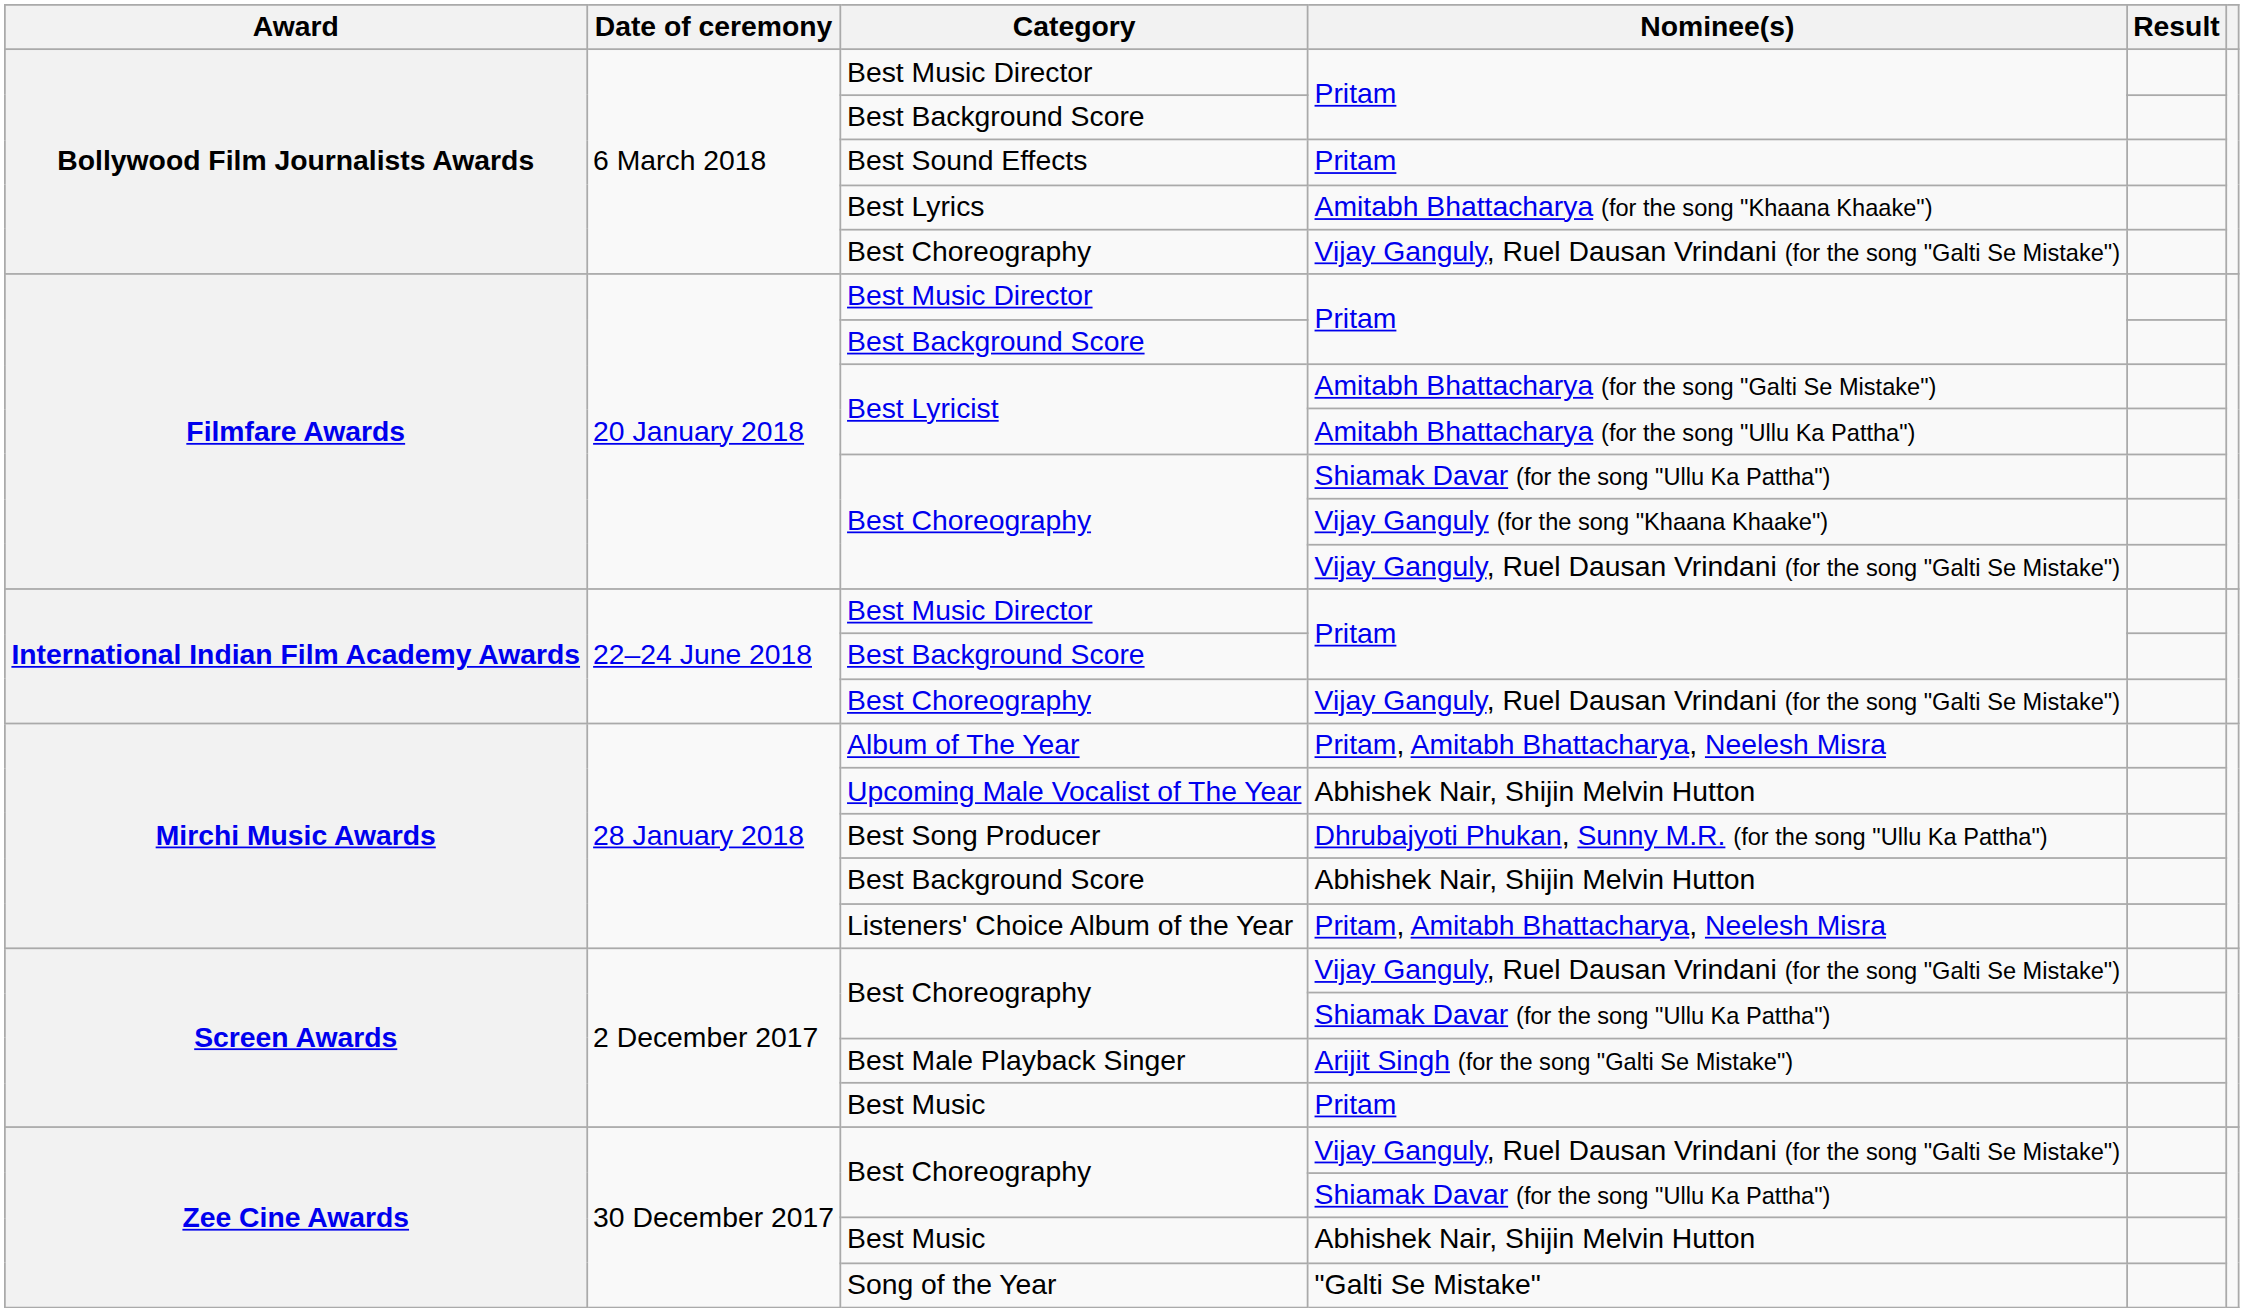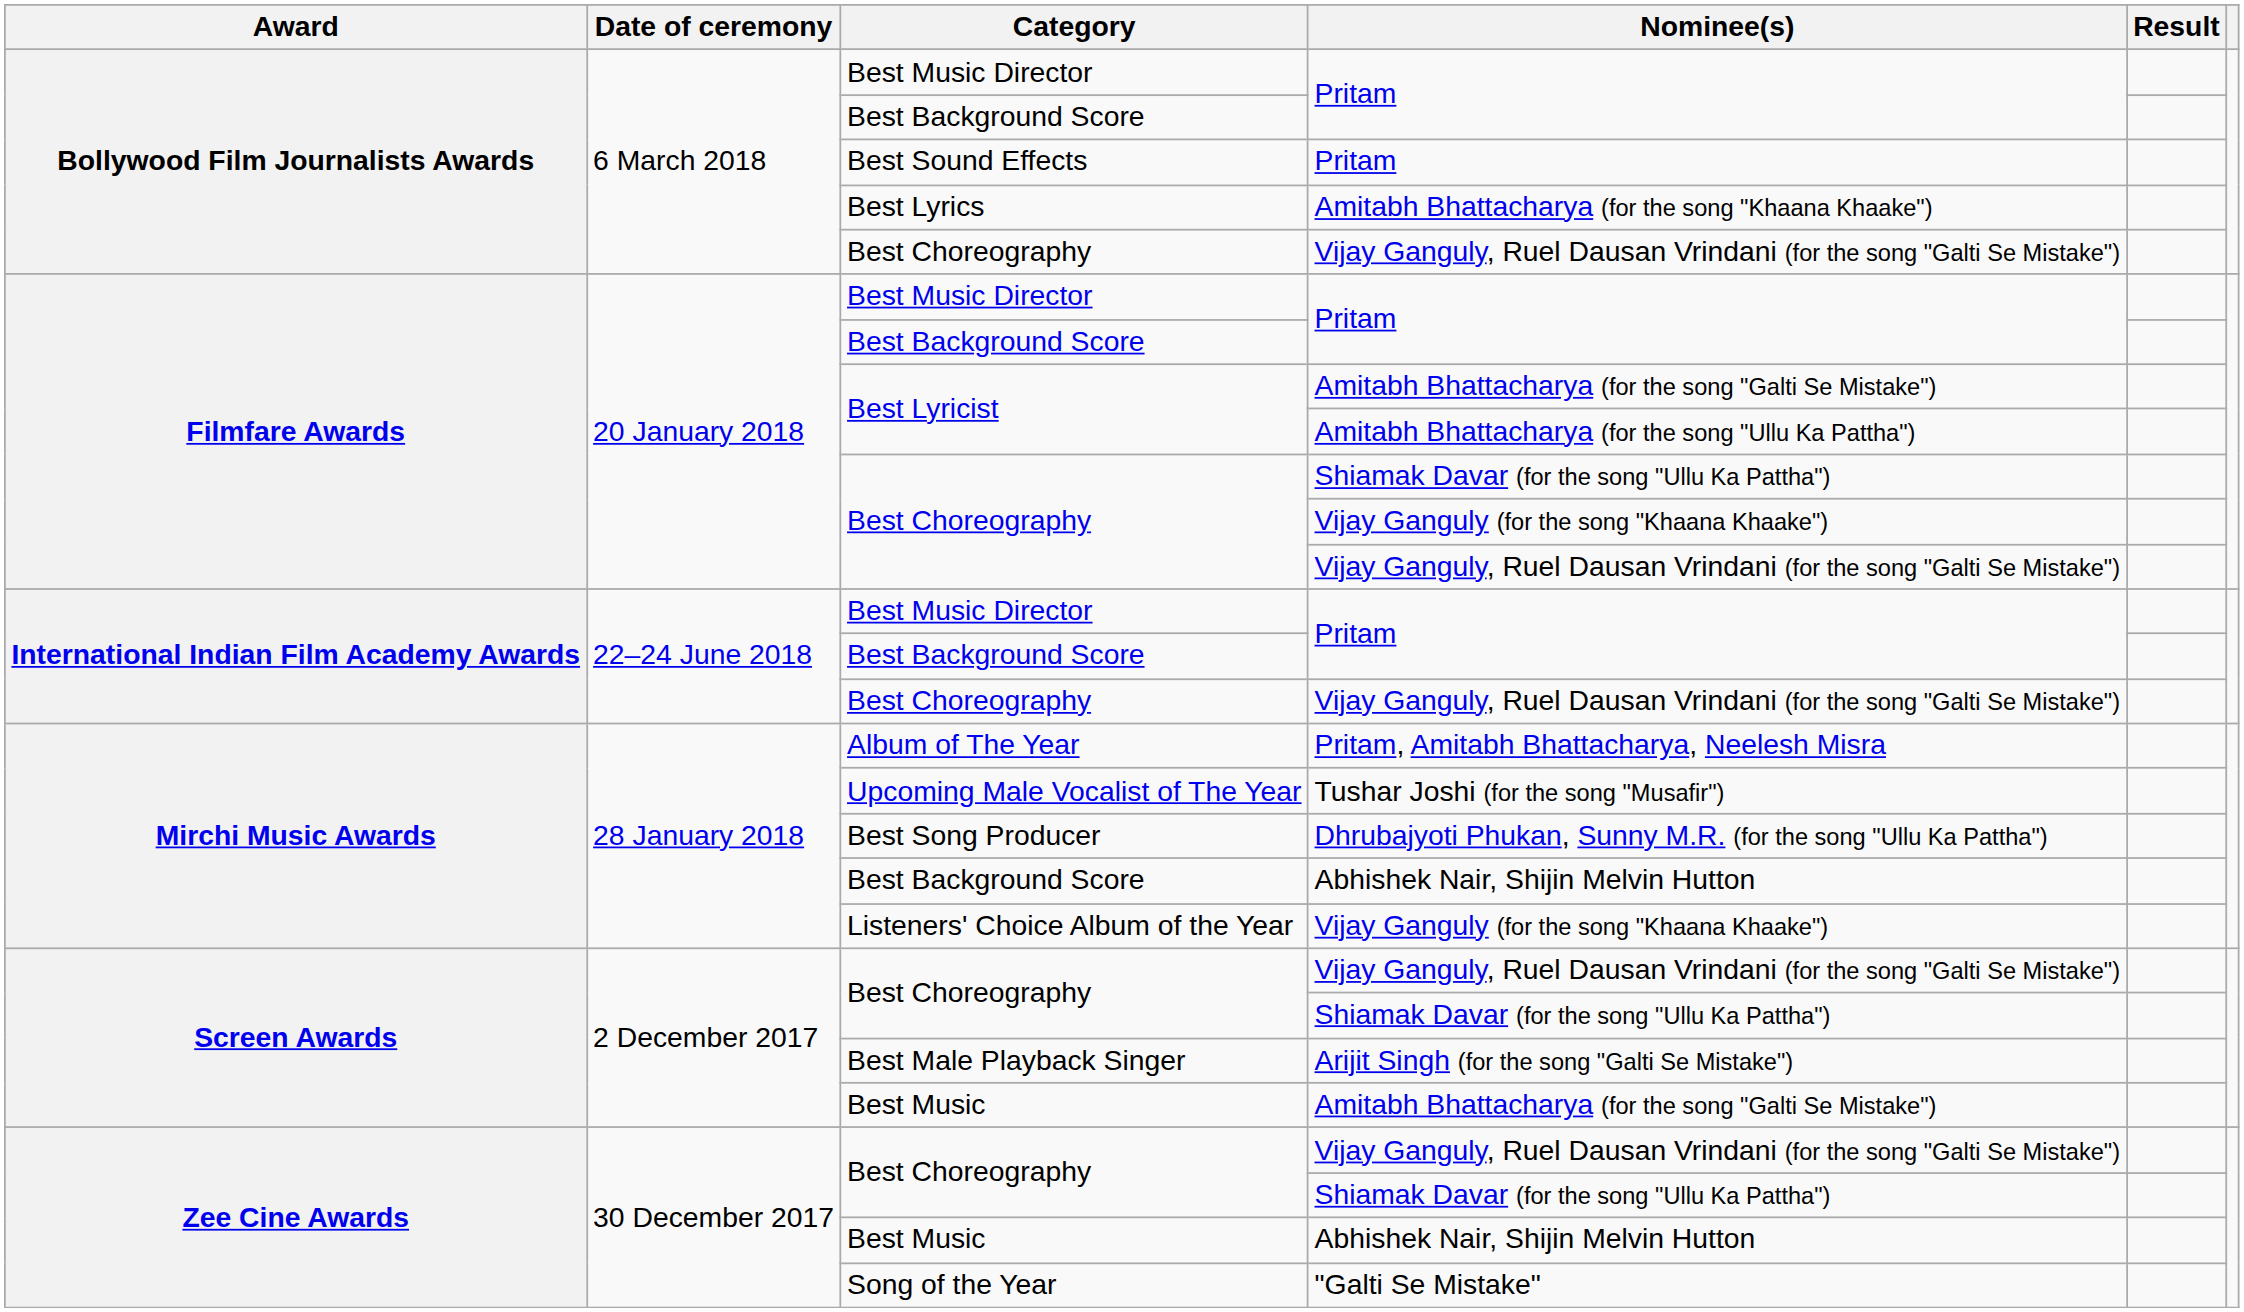(1535, 790) Abhishek Nair, Shijin Melvin Hutton -> (1520, 790) Tushar Joshi (for the song "Musafir")
(1600, 925) Pritam, Amitabh Bhattacharya, Neelesh Misra -> (1571, 925) Vijay Ganguly (for the song "Khaana Khaake")
(1355, 1104) Pritam -> (1625, 1104) Amitabh Bhattacharya (for the song "Galti Se Mistake")
